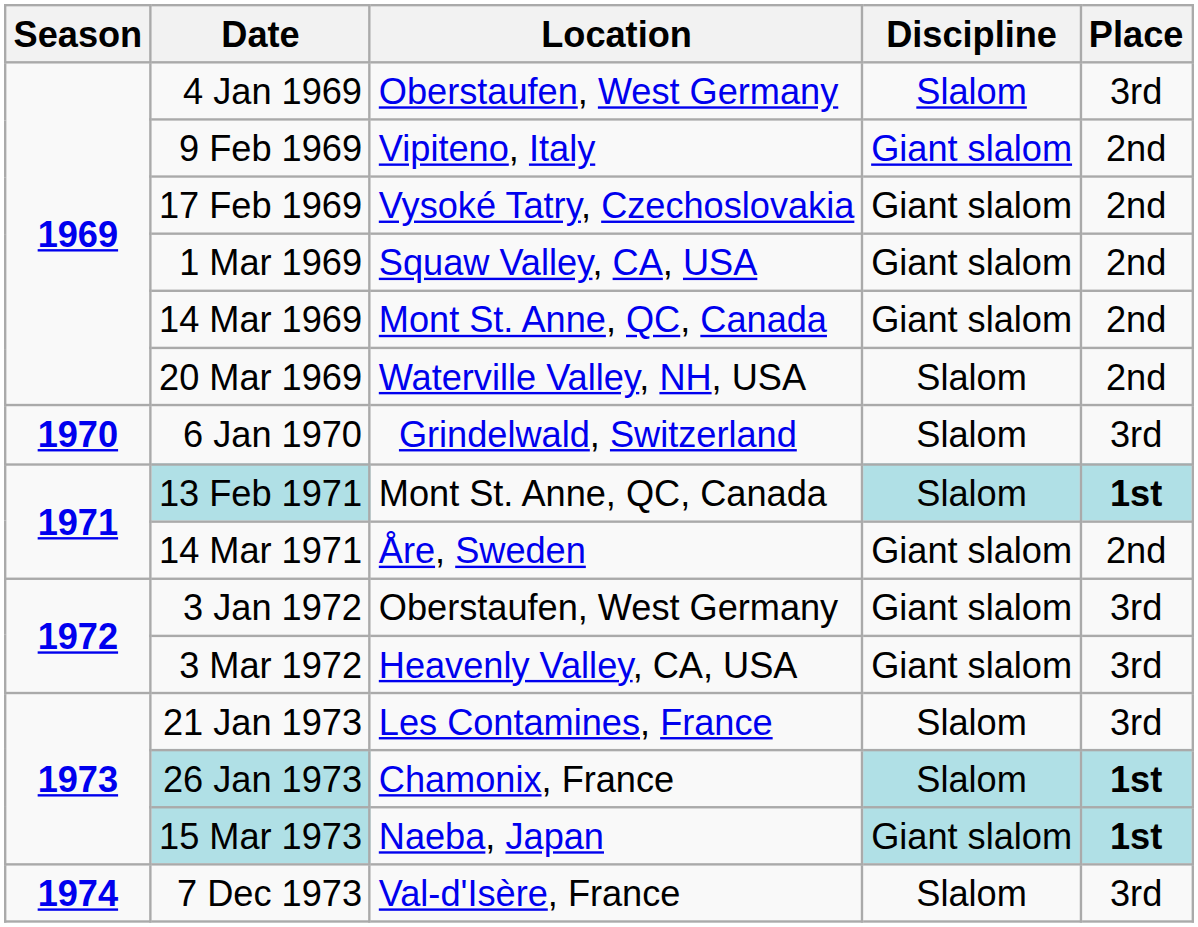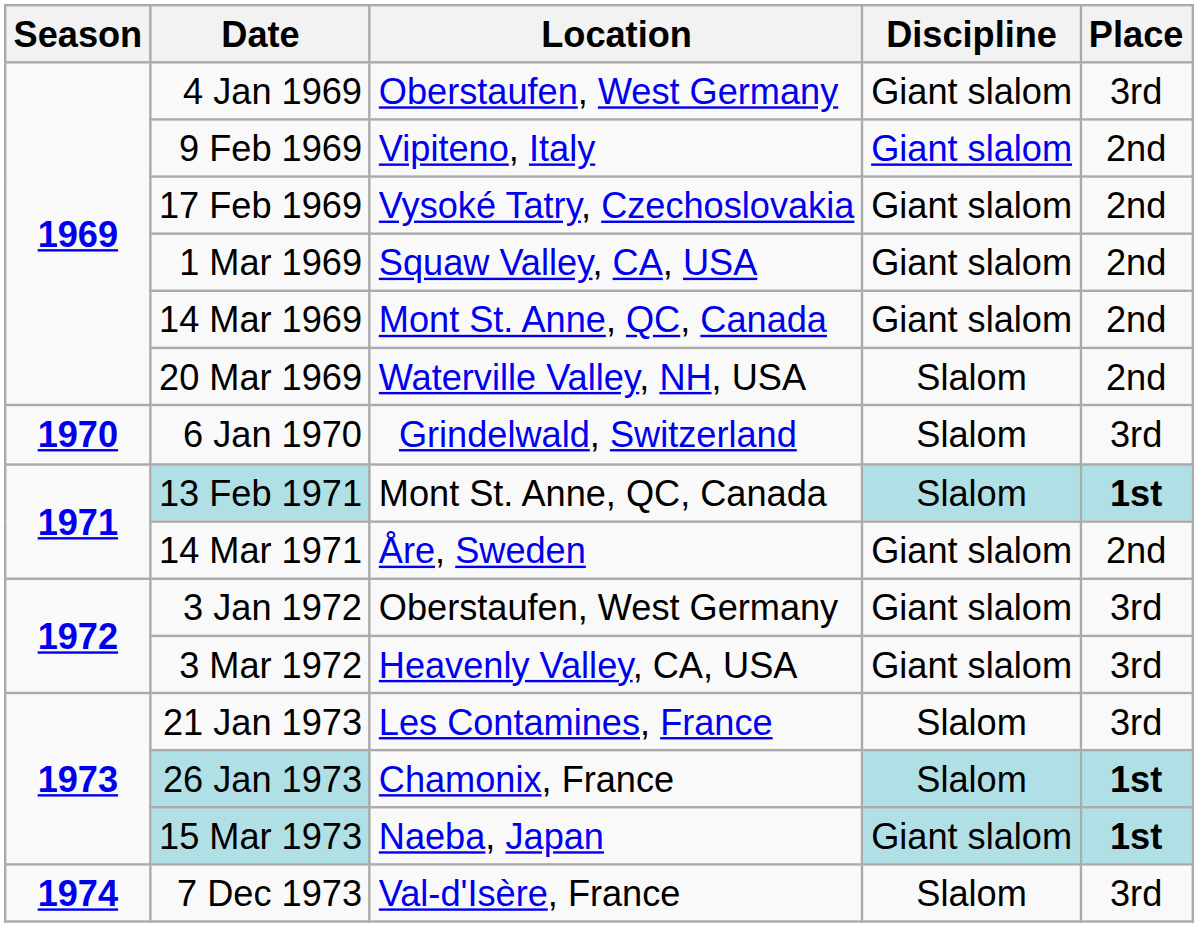(972, 91) Slalom -> (972, 91) Giant slalom
